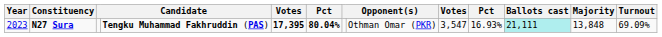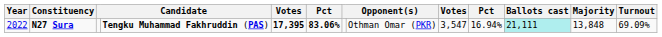(17, 25) 2023 -> (17, 25) 2022
(324, 25) 80.04% -> (324, 25) 83.06%
(486, 25) 16.93% -> (486, 25) 16.94%
